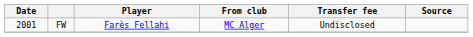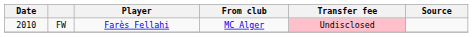(26, 25) 2001 -> (26, 25) 2010
(347, 25) no background -> (347, 25) pink background
